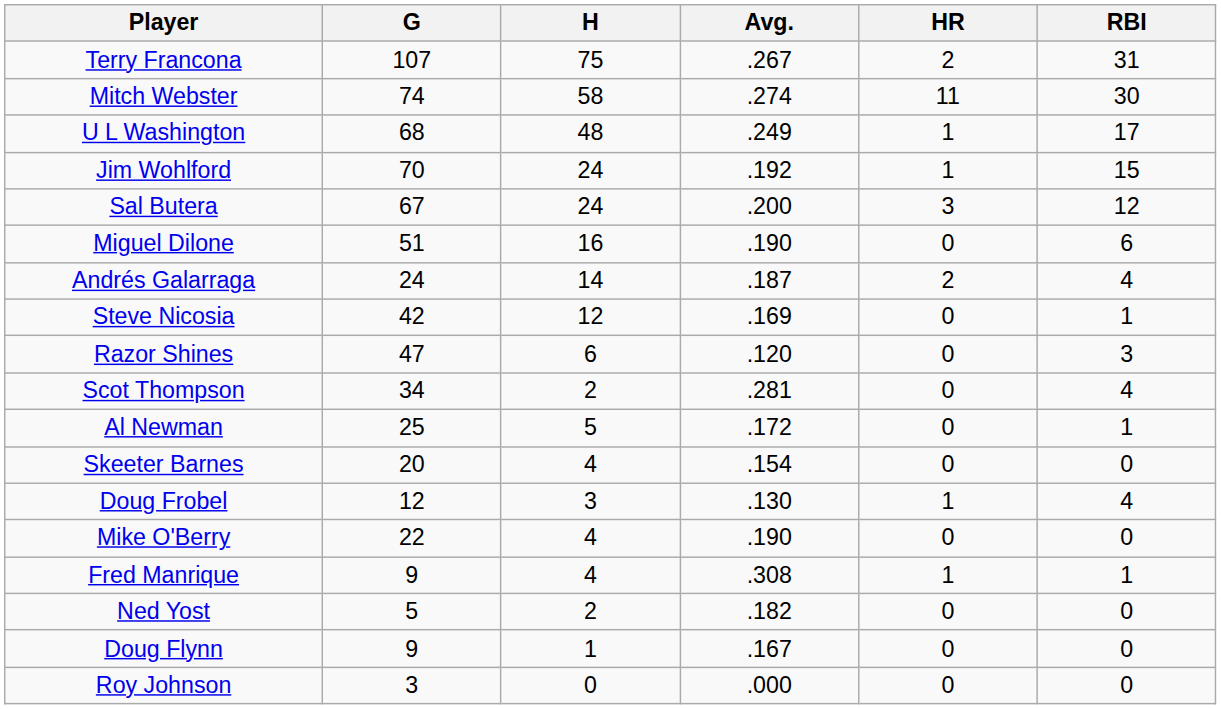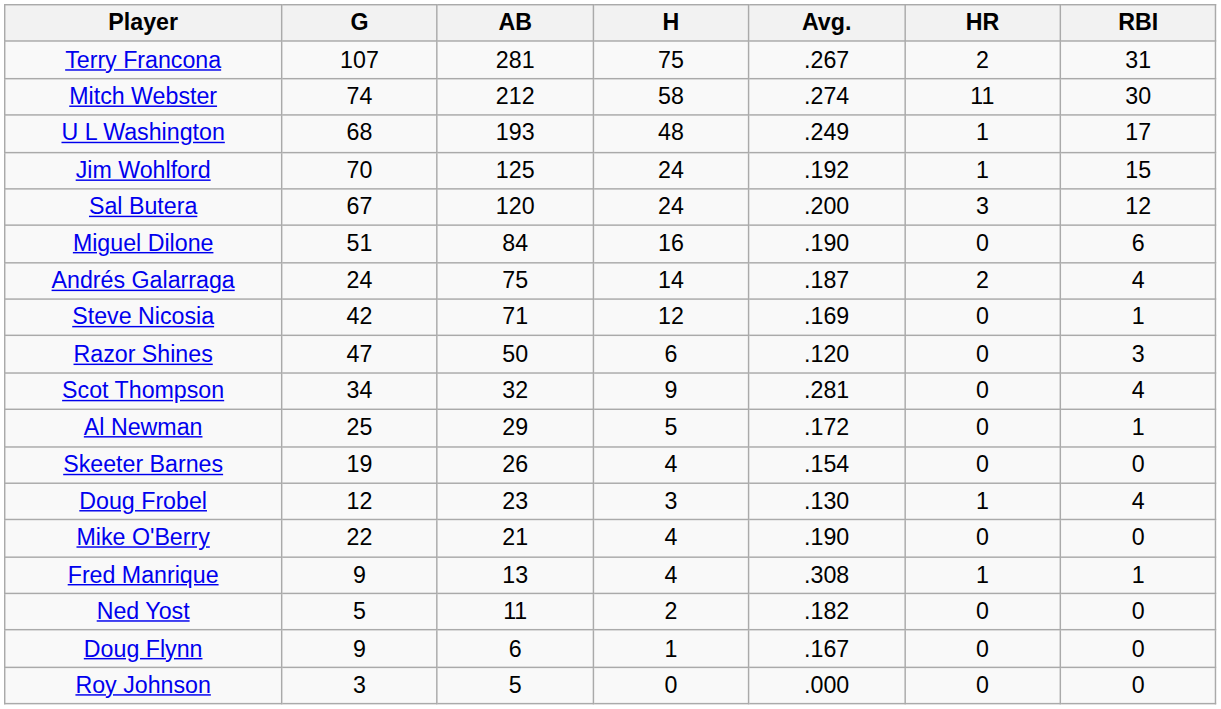+ column: (515, 22)
(591, 390) 2 -> (671, 390) 9
(412, 464) 20 -> (359, 464) 19
